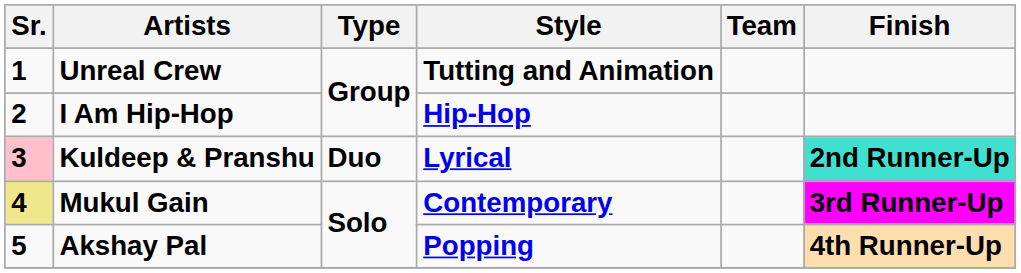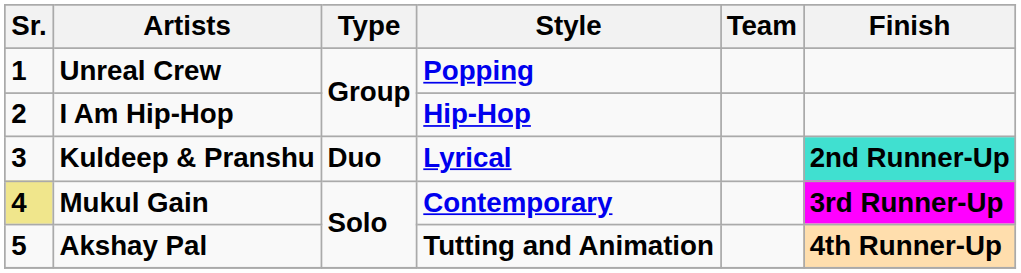(569, 70) Tutting and Animation -> (479, 70) Popping
(19, 158) pink background -> (19, 158) no background
(479, 245) Popping -> (569, 245) Tutting and Animation
